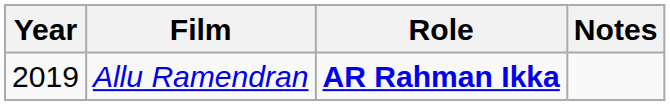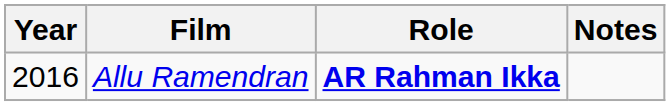(45, 77) 2019 -> (45, 77) 2016
